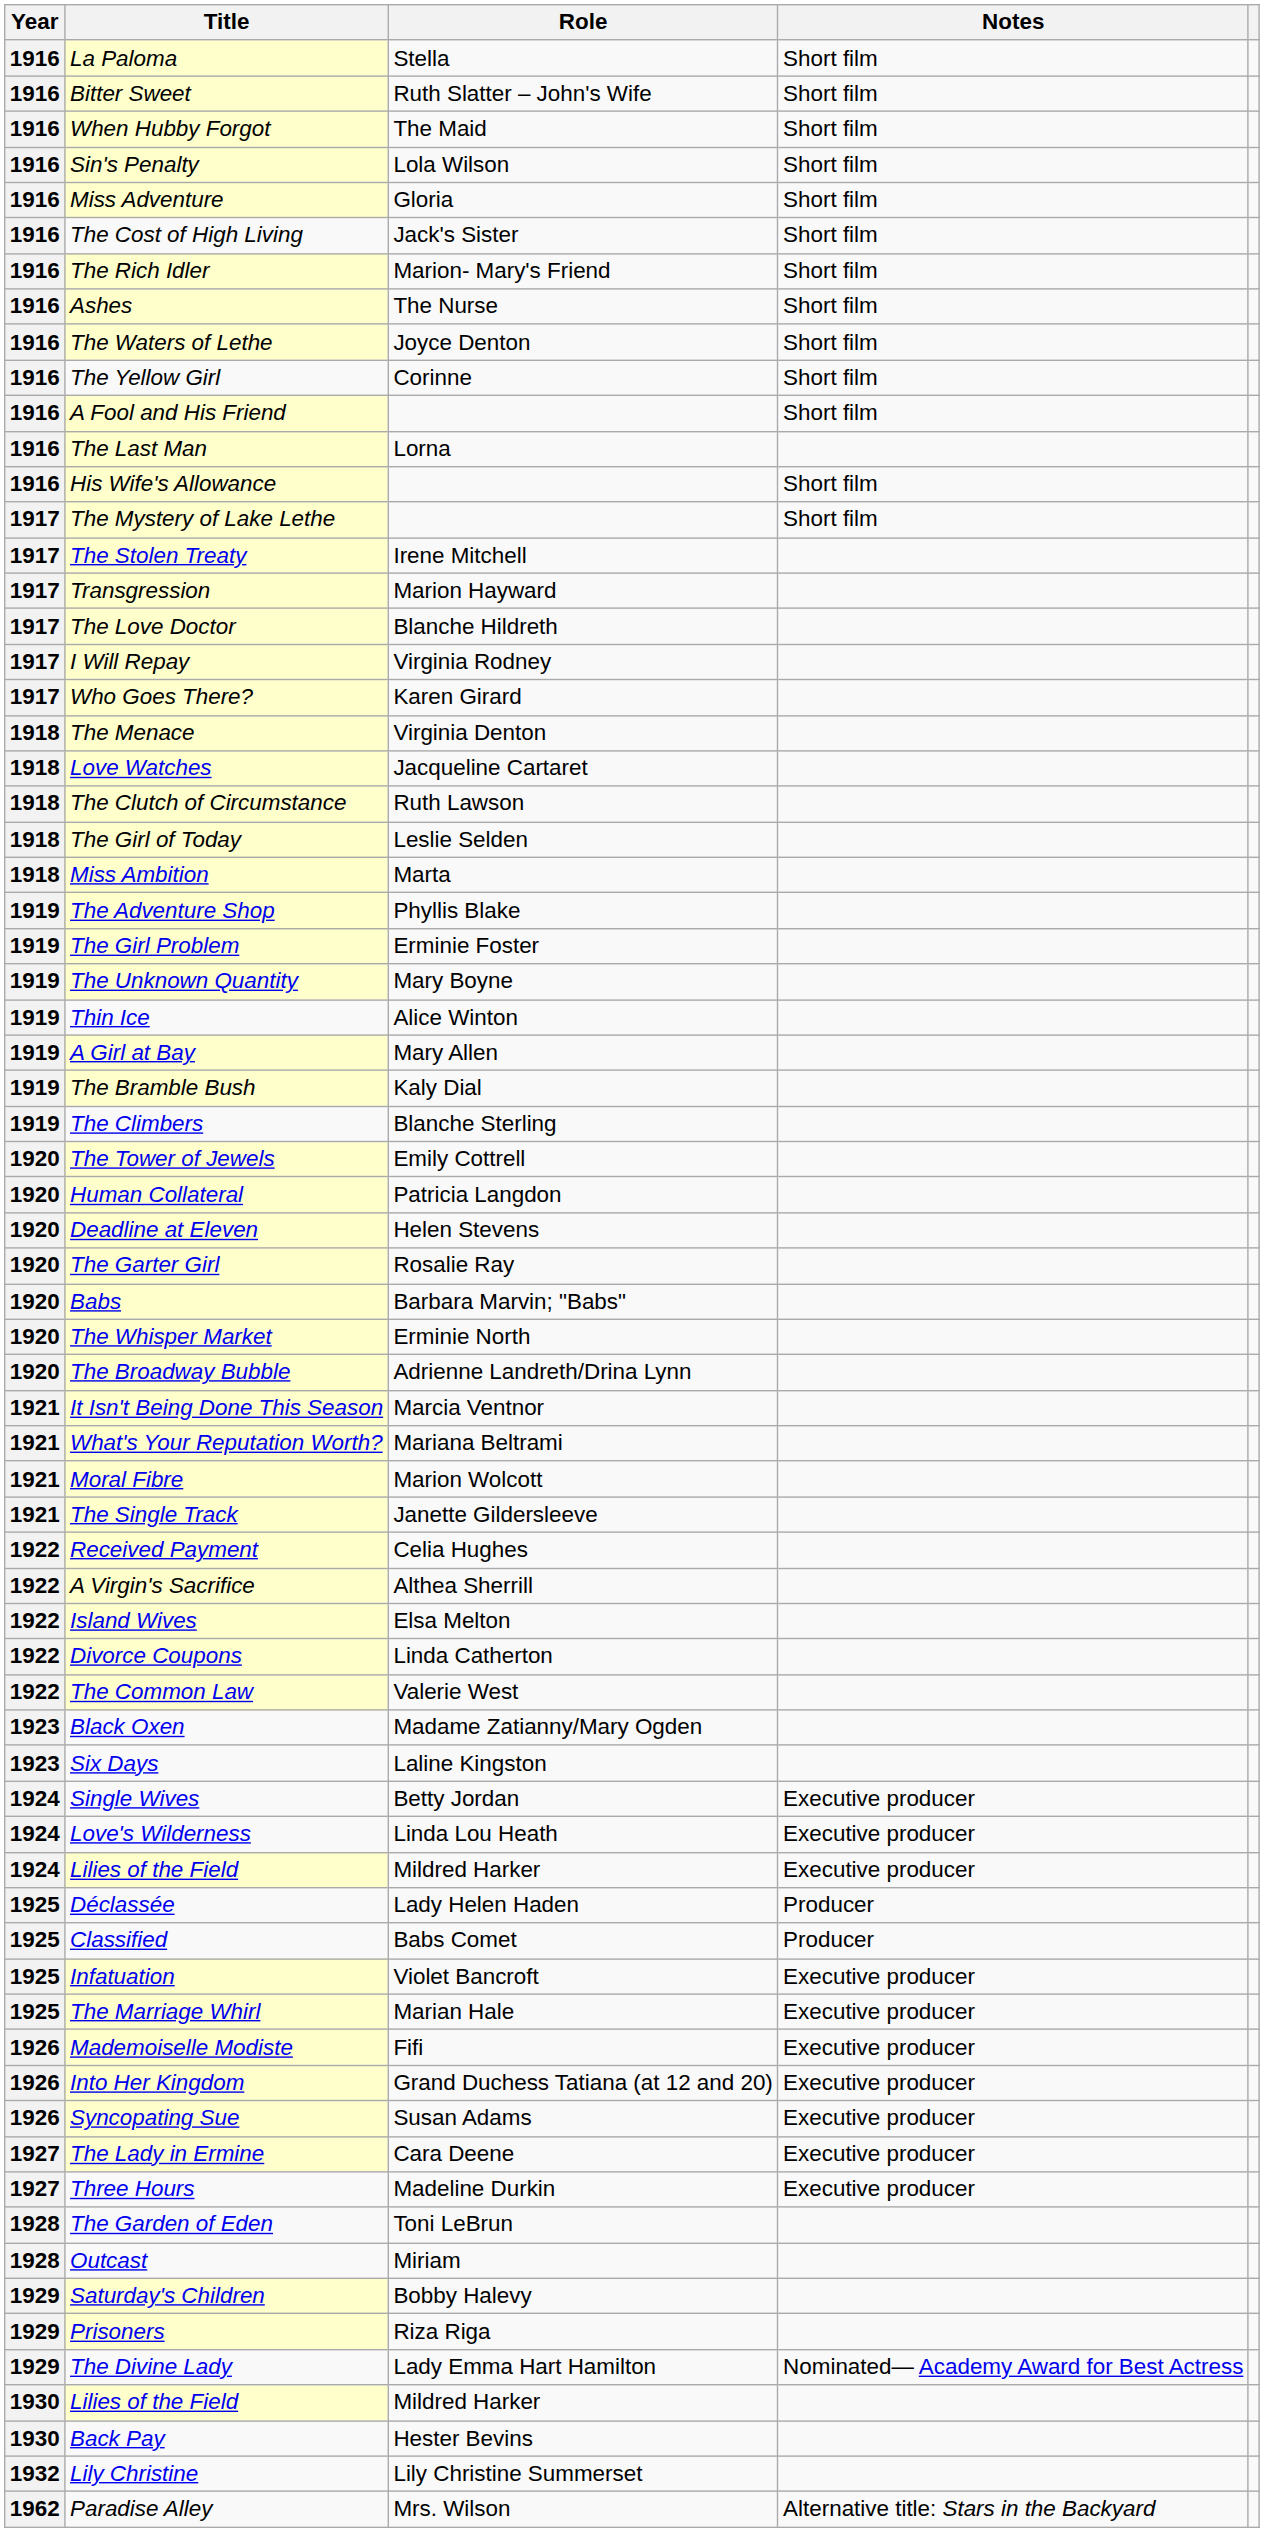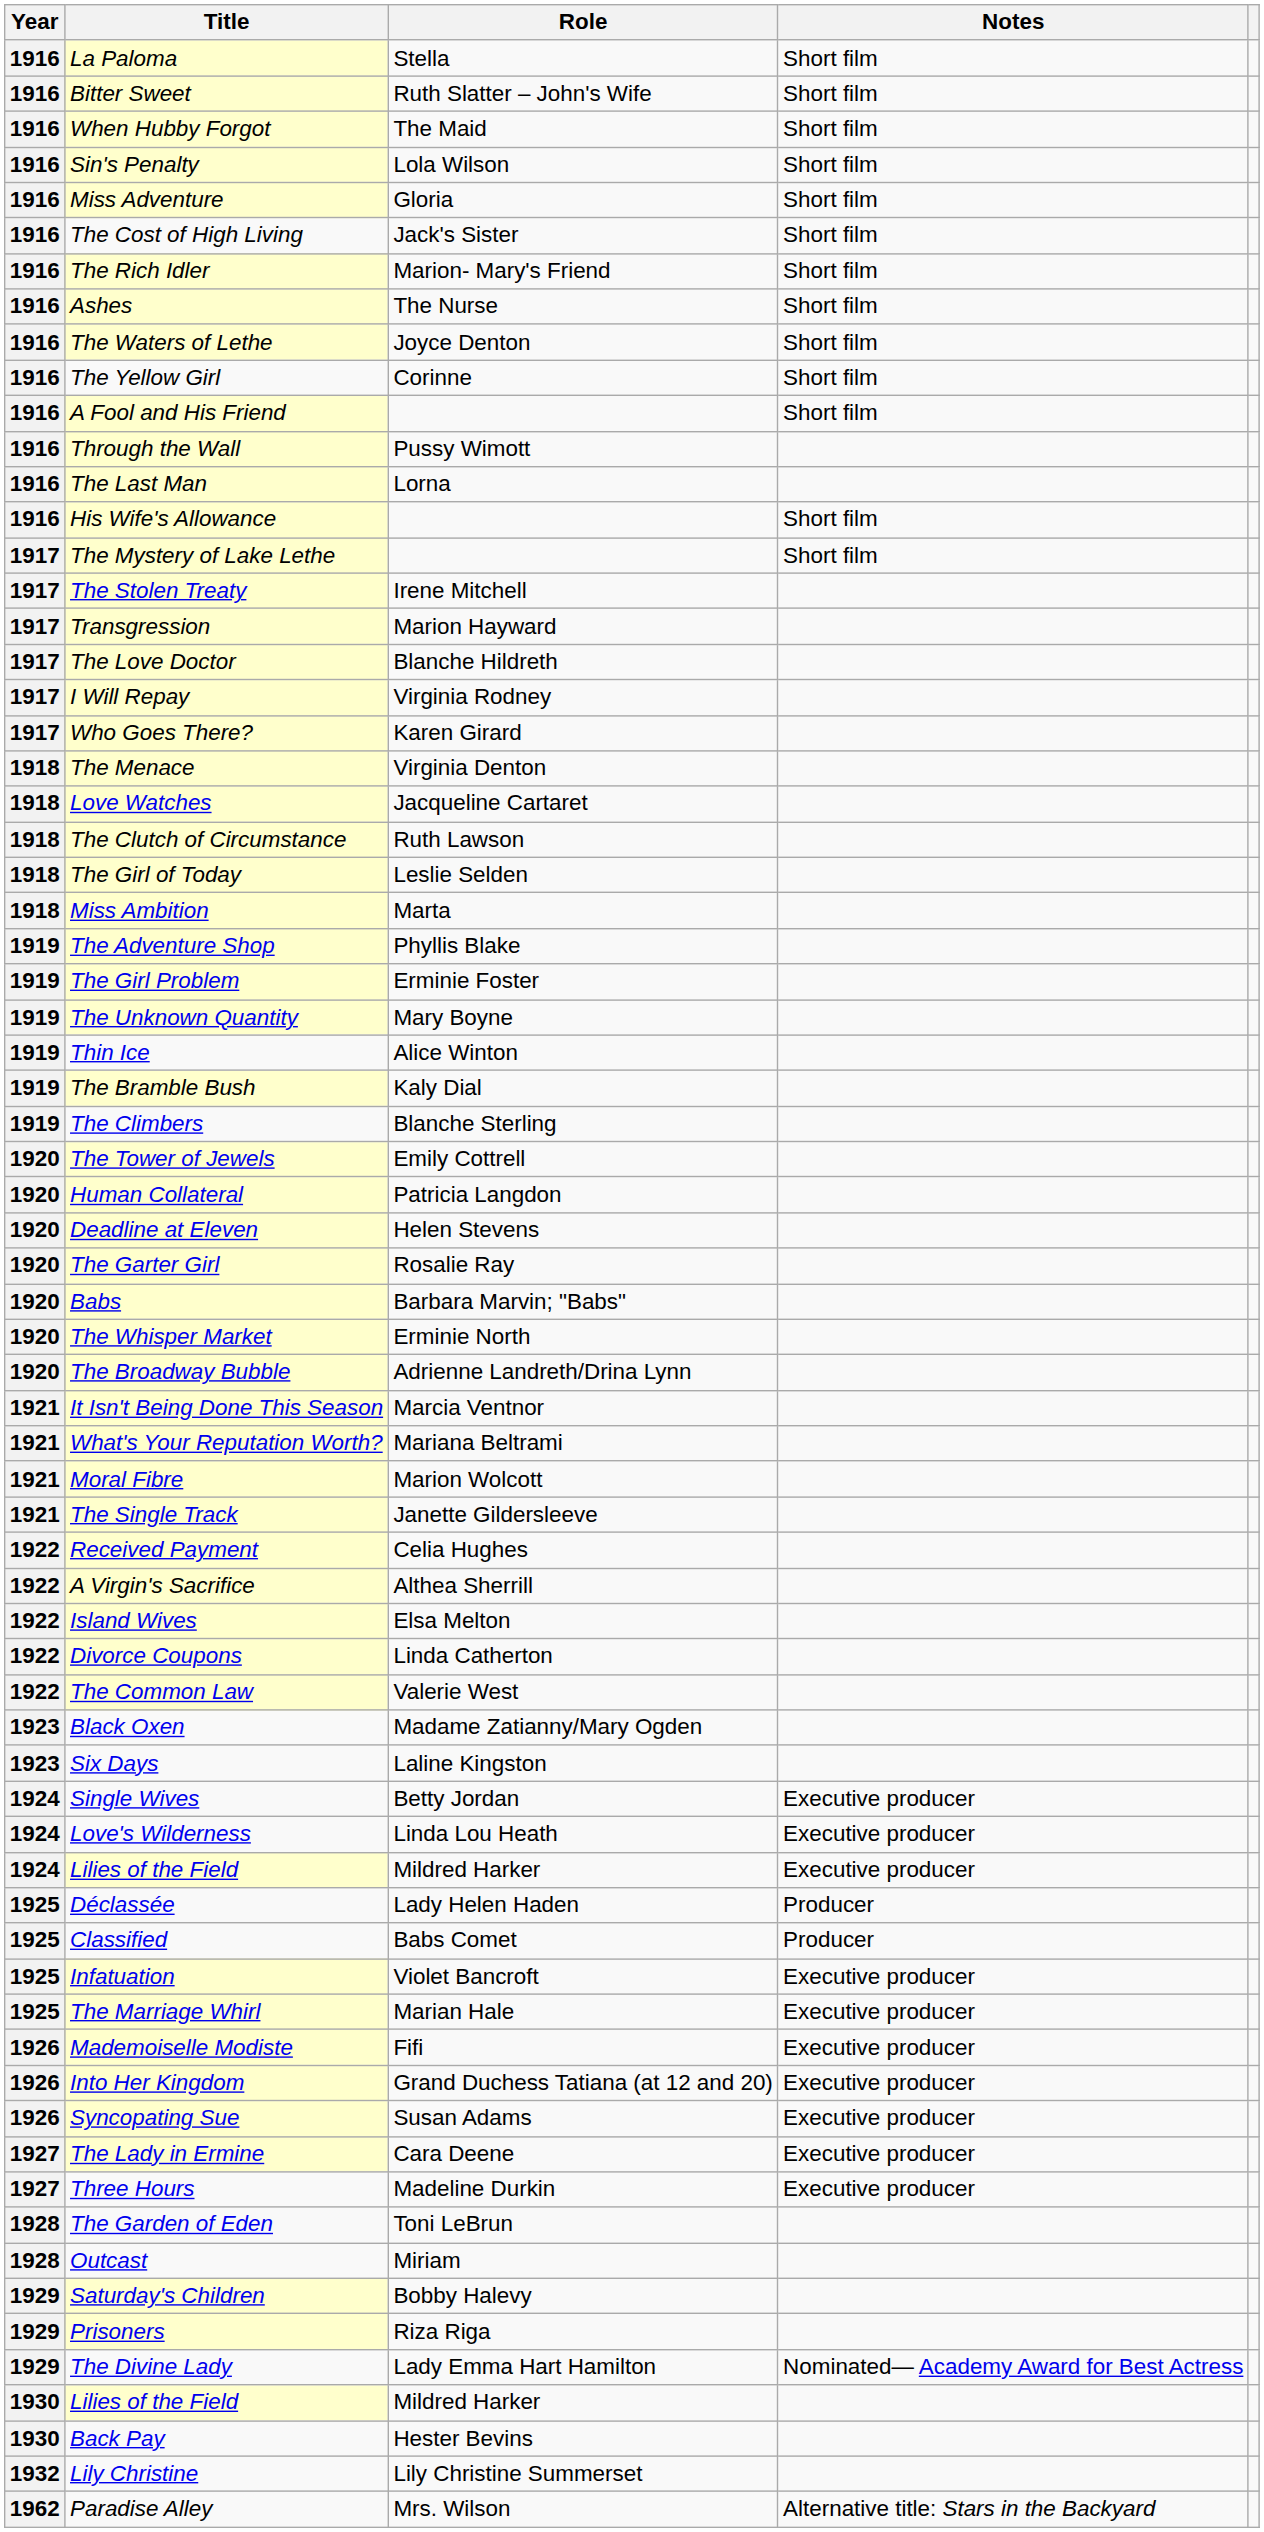+ row: (35, 448)
- row: (35, 1052)
